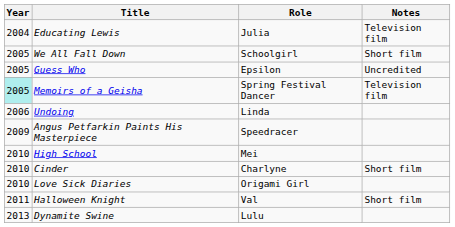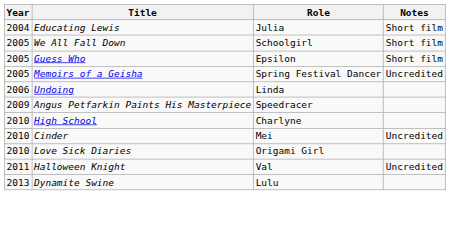(393, 33) Television film -> (414, 28) Short film
(393, 69) Uncredited -> (414, 58) Short film
(18, 90) paleturquoise background -> (18, 74) no background
(393, 90) Television film -> (414, 74) Uncredited
(249, 153) Mei -> (278, 120) Charlyne
(264, 169) Charlyne -> (264, 136) Mei
(393, 169) Short film -> (414, 136) Uncredited
(393, 200) Short film -> (414, 167) Uncredited
